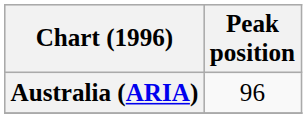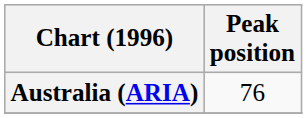(252, 92) 96 -> (252, 92) 76
